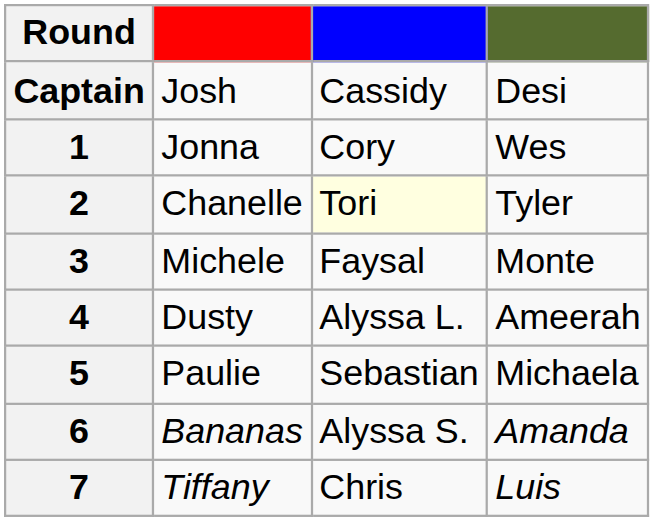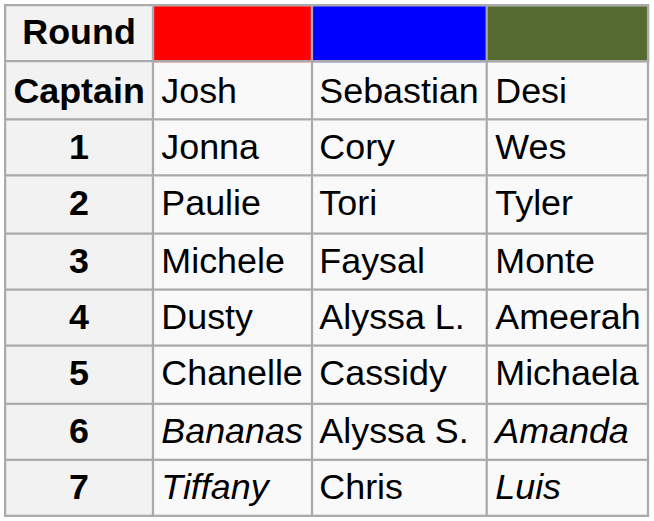(383, 89) Cassidy -> (399, 89) Sebastian
(232, 203) Chanelle -> (211, 203) Paulie
(348, 203) lightyellow background -> (348, 203) no background
(211, 373) Paulie -> (232, 373) Chanelle
(399, 373) Sebastian -> (383, 373) Cassidy
